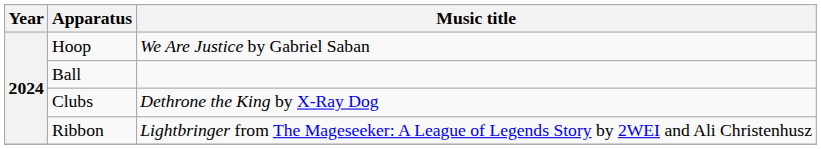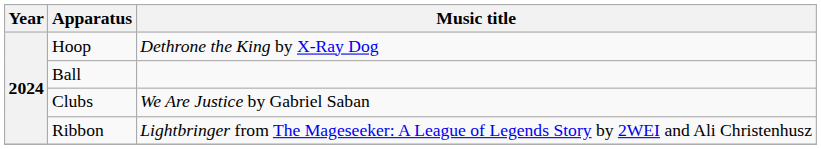(255, 46) We Are Justice by Gabriel Saban -> (259, 46) Dethrone the King by X-Ray Dog
(259, 102) Dethrone the King by X-Ray Dog -> (255, 102) We Are Justice by Gabriel Saban
